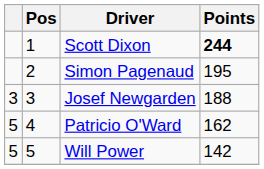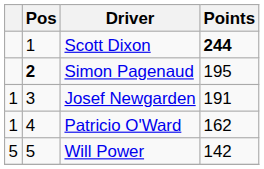(30, 72) normal -> (30, 72) bold
(13, 98) 3 -> (13, 98) 1
(218, 98) 188 -> (218, 98) 191
(13, 125) 5 -> (13, 125) 1
